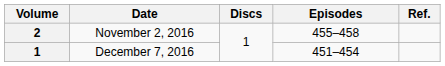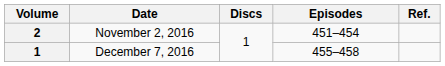(336, 33) 455–458 -> (336, 33) 451–454
(336, 52) 451–454 -> (336, 52) 455–458
